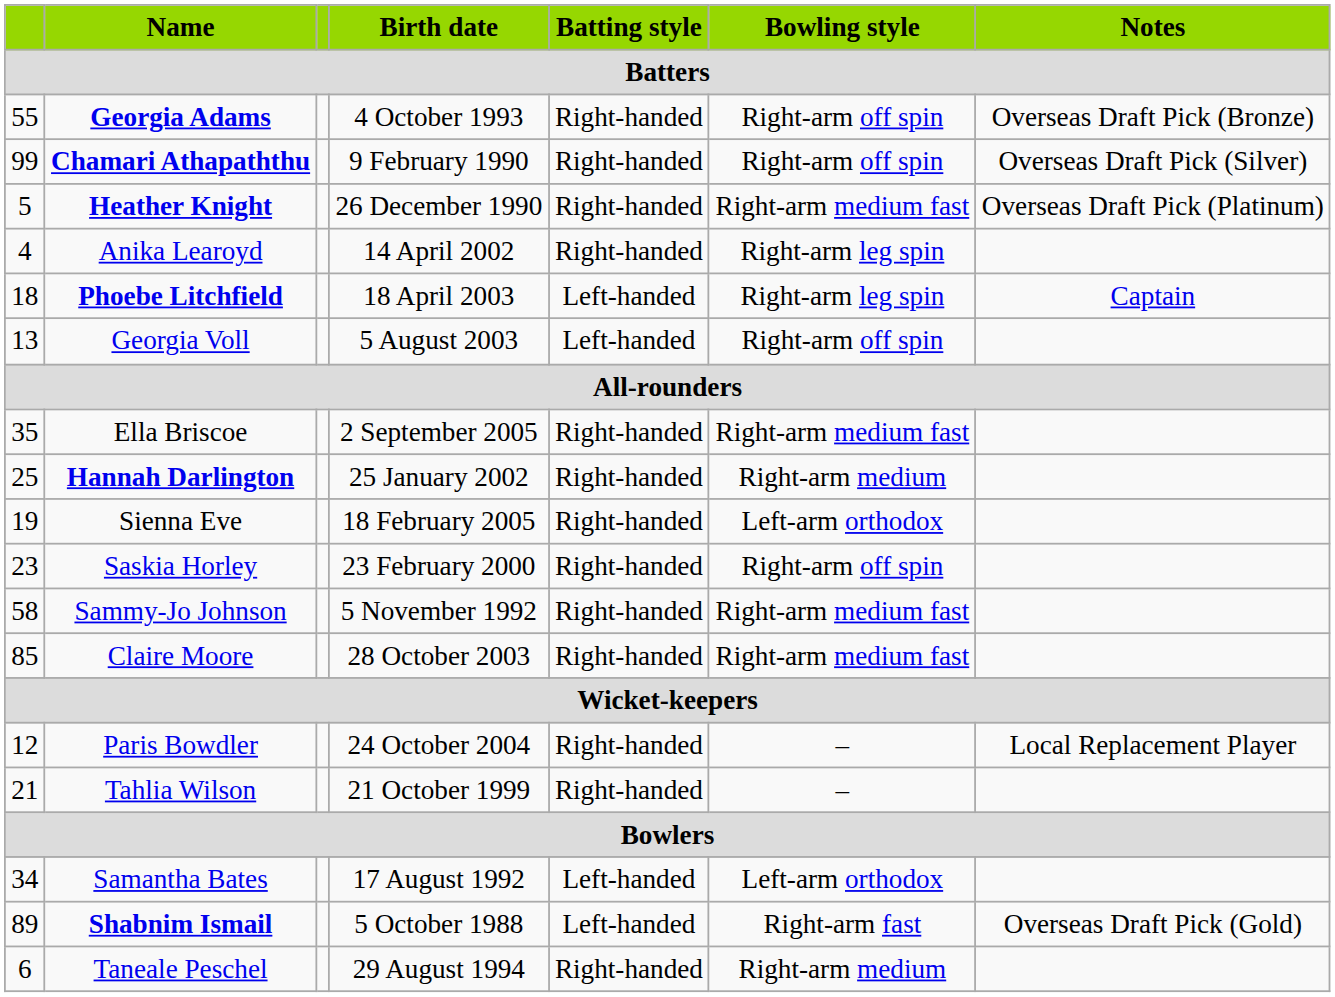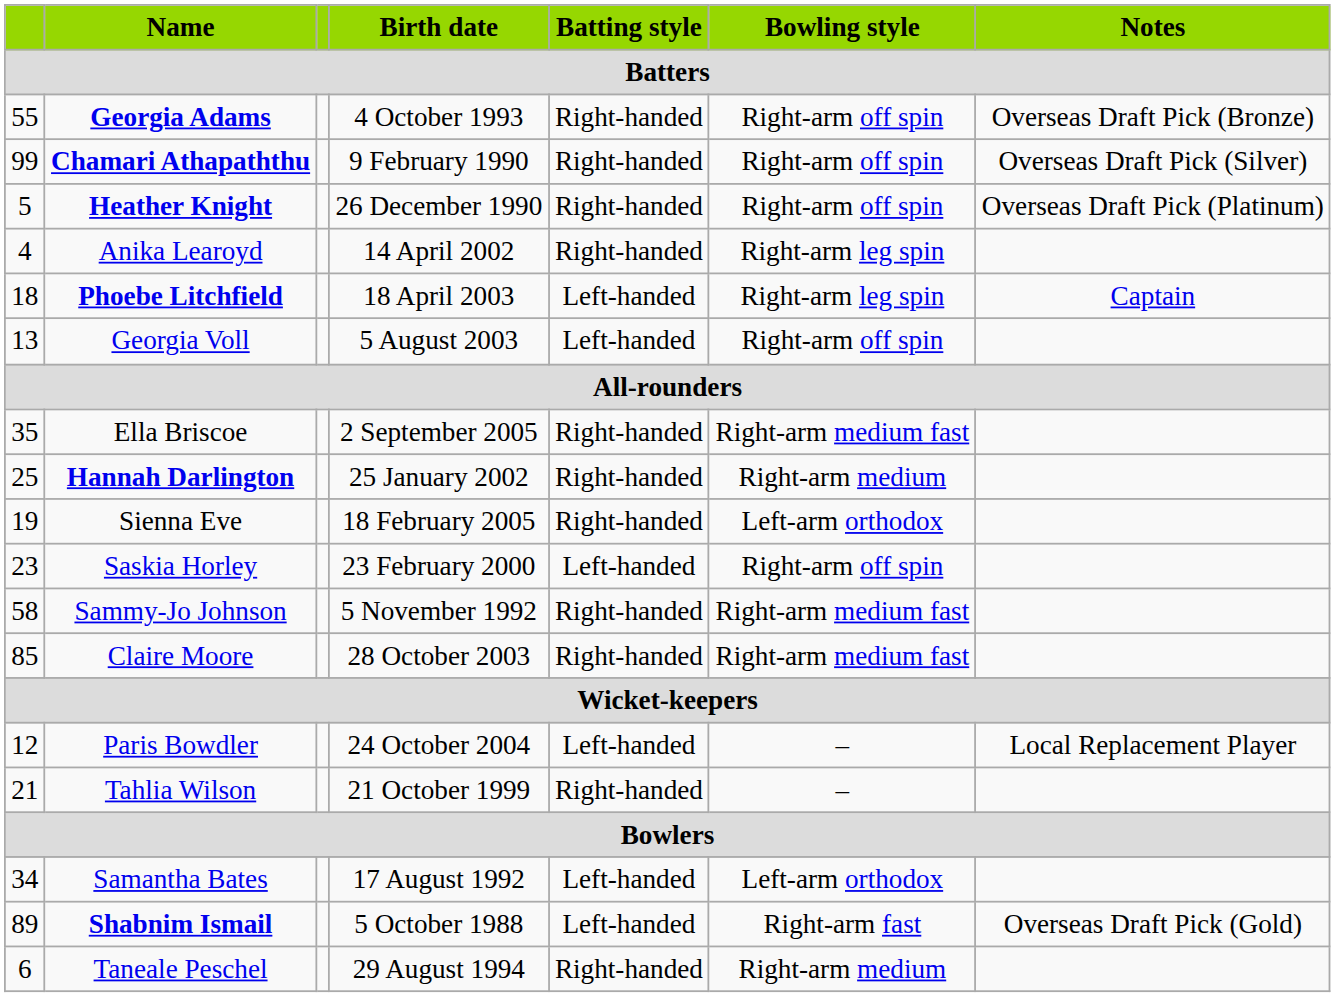(842, 206) Right-arm medium fast -> (842, 206) Right-arm off spin
(629, 565) Right-handed -> (629, 565) Left-handed
(629, 744) Right-handed -> (629, 744) Left-handed
